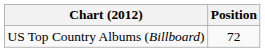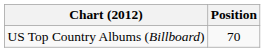(234, 36) 72 -> (234, 36) 70
